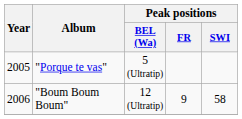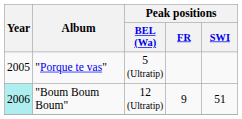(19, 98) no background -> (19, 98) paleturquoise background
(220, 98) 58 -> (220, 98) 51
